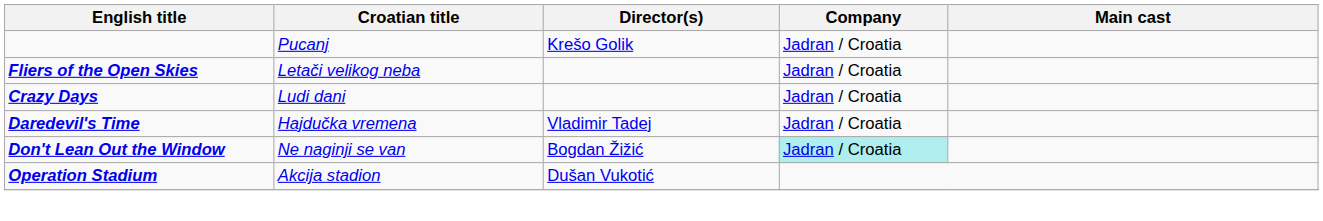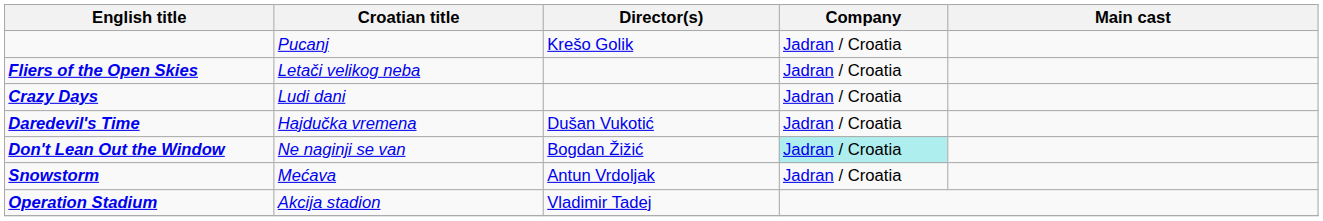(599, 123) Vladimir Tadej -> (601, 123) Dušan Vukotić
+ row: (54, 176)
(601, 176) Dušan Vukotić -> (599, 202) Vladimir Tadej
